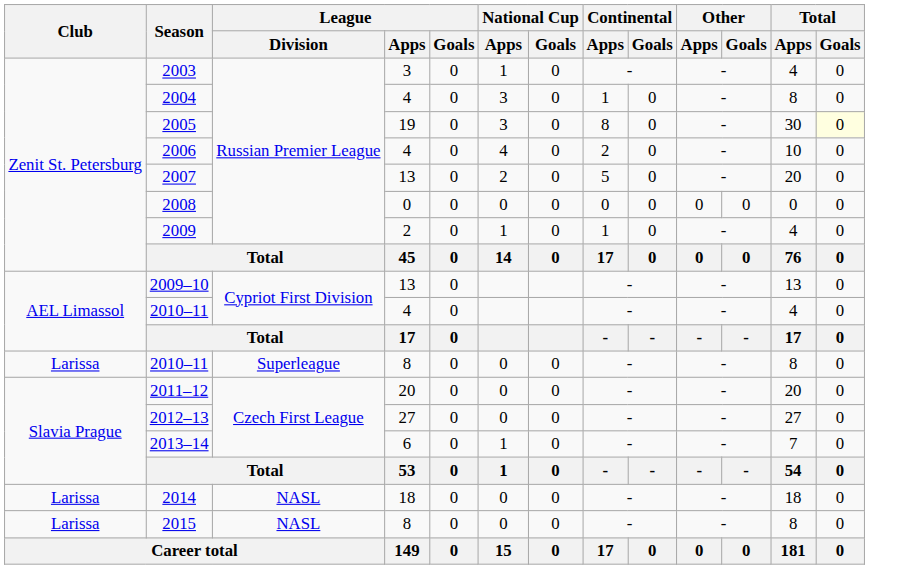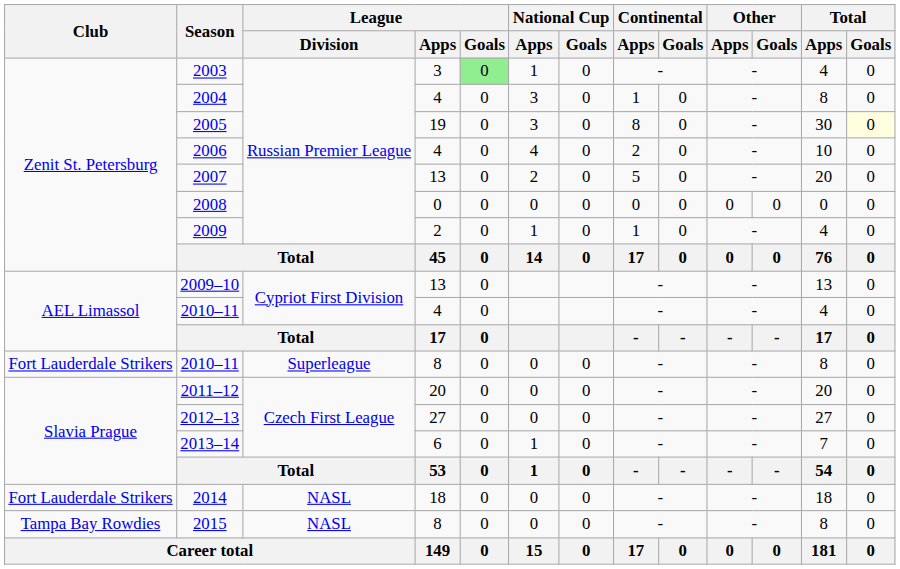(454, 71) no background -> (485, 71) lightgreen background
(75, 364) Larissa -> (91, 364) Fort Lauderdale Strikers
(75, 497) Larissa -> (91, 497) Fort Lauderdale Strikers
(75, 524) Larissa -> (91, 524) Tampa Bay Rowdies
